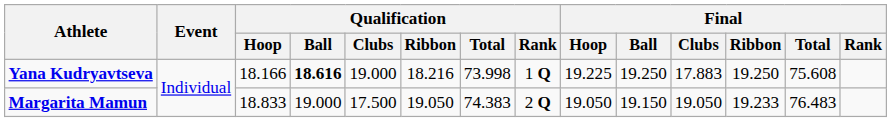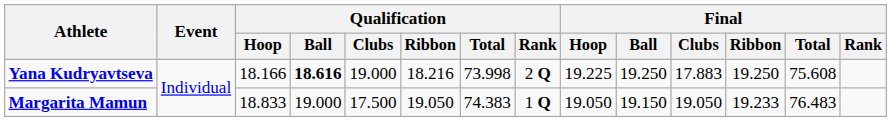(538, 74) 1 Q -> (538, 74) 2 Q
(538, 102) 2 Q -> (538, 102) 1 Q
